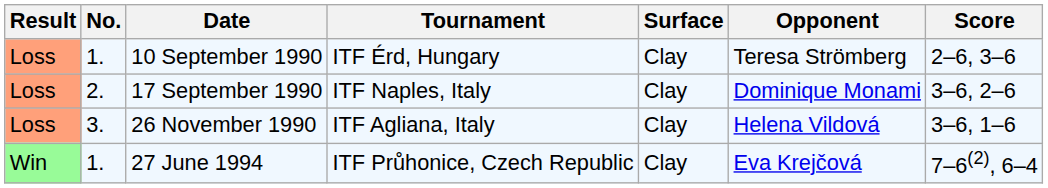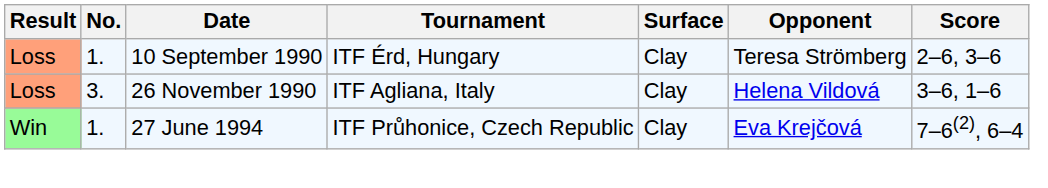- row: (227, 90)
